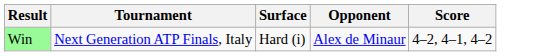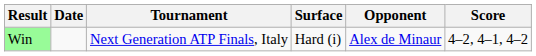+ column: (69, 16)
